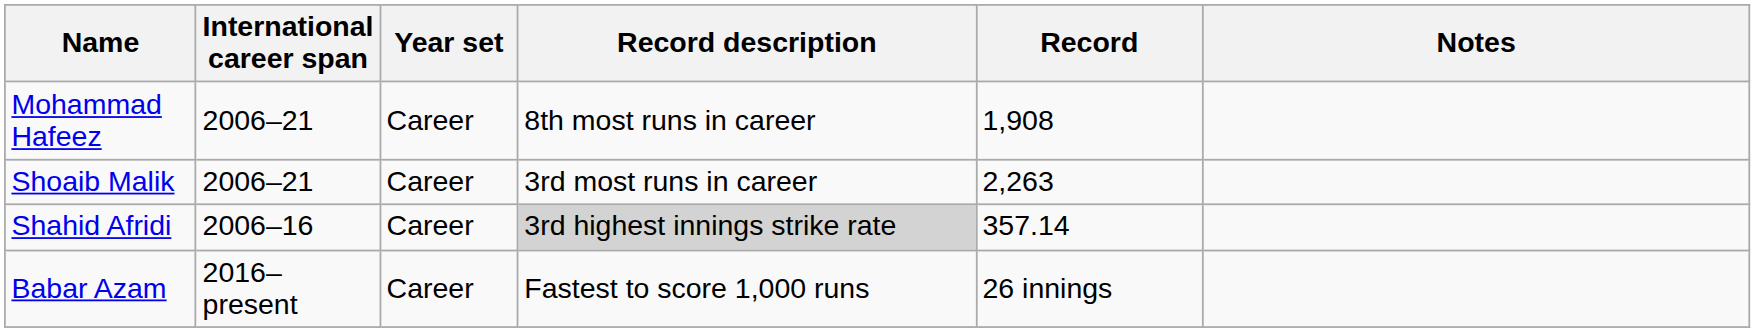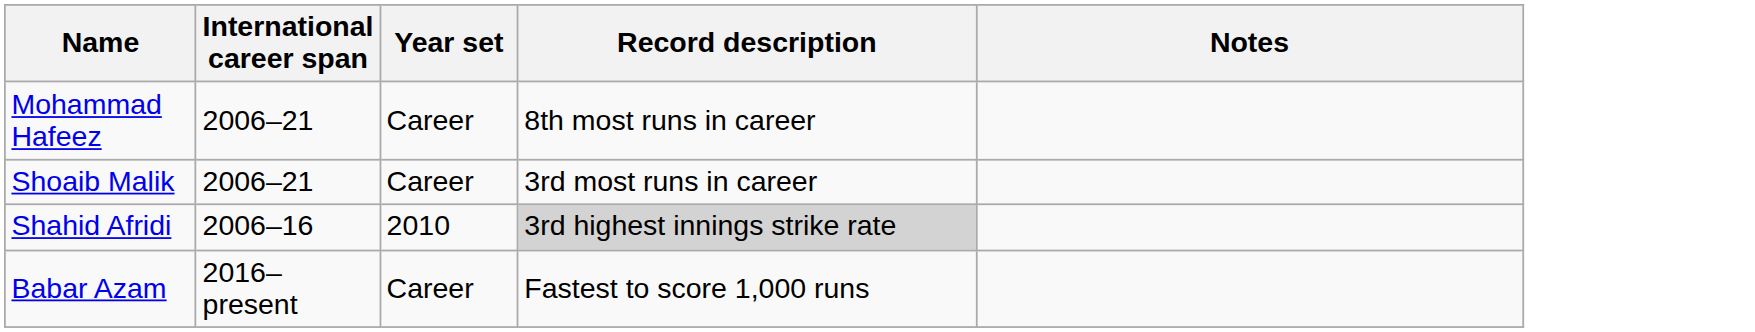- column: (1089, 43)
(430, 226) Career -> (418, 226) 2010
